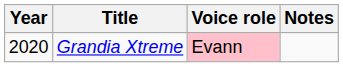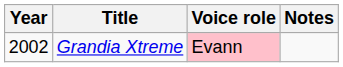(29, 47) 2020 -> (29, 47) 2002
